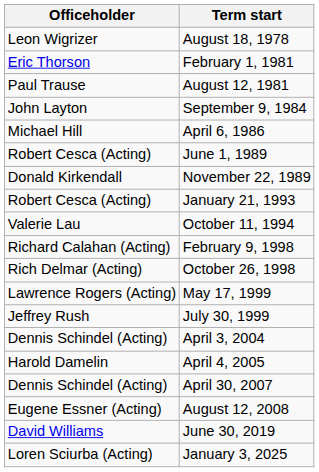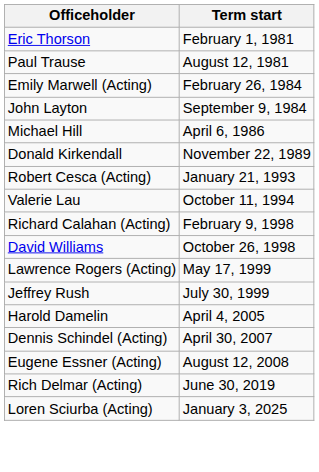- row: (236, 39)
+ row: (242, 85)
- row: (225, 154)
(75, 270) Rich Delmar (Acting) -> (56, 246) David Williams
- row: (224, 339)
(56, 431) David Williams -> (75, 385) Rich Delmar (Acting)
